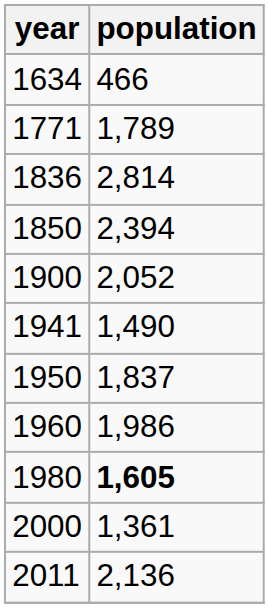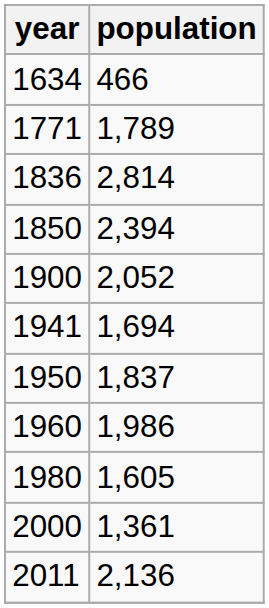(136, 327) 1,490 -> (136, 327) 1,694
(136, 476) bold -> (136, 476) normal
